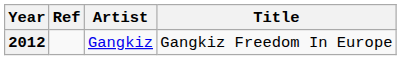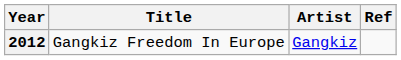columns swapped: (276, 17) <-> (67, 17)
